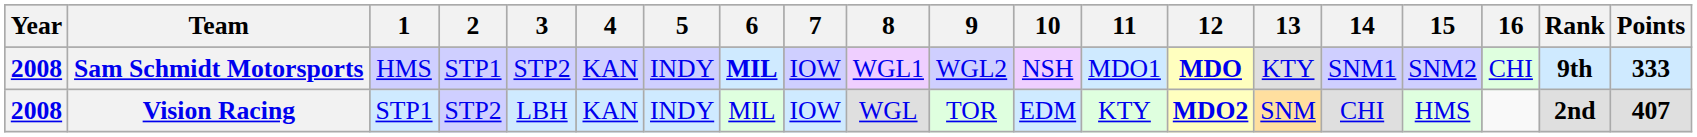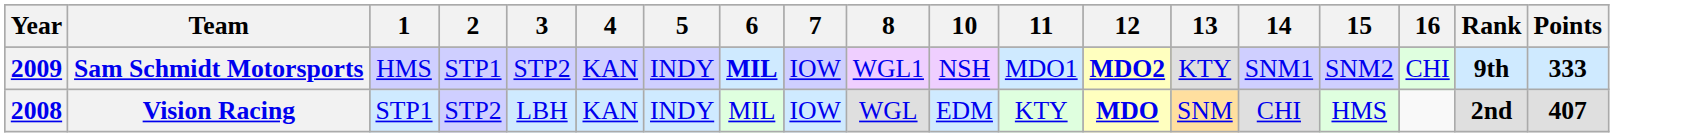- column: (972, 25)
(36, 68) 2008 -> (36, 68) 2009
(1211, 68) MDO -> (1127, 68) MDO2
(1211, 110) MDO2 -> (1127, 110) MDO
